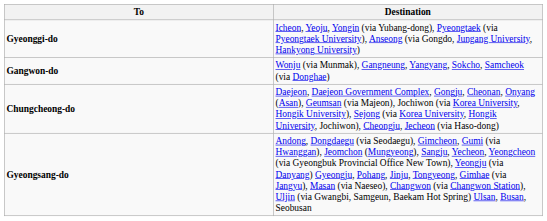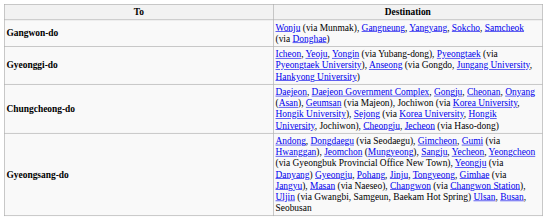rows swapped: (32, 39) <-> (32, 71)
